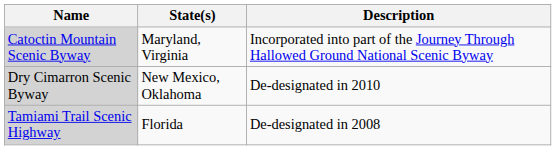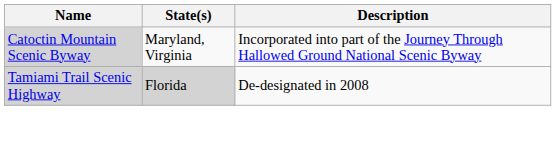- row: (69, 85)
(162, 124) no background -> (166, 85) lightgrey background
